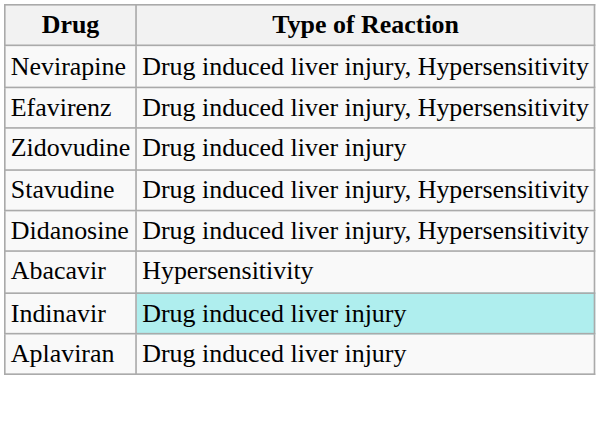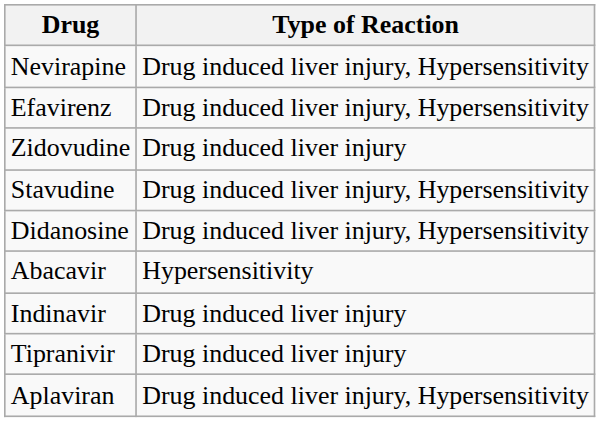(274, 312) paleturquoise background -> (274, 312) no background
+ row: (63, 353)
(274, 353) Drug induced liver injury -> (366, 395) Drug induced liver injury, Hypersensitivity
